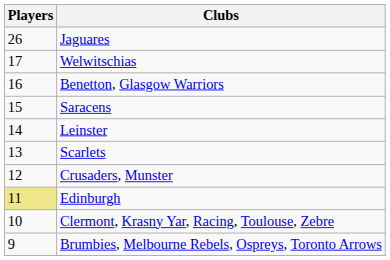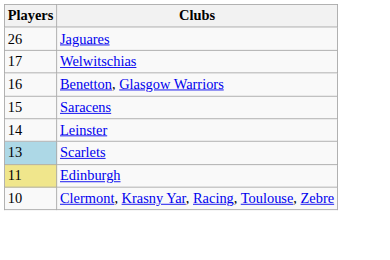(15, 152) no background -> (15, 152) lightblue background
- row: (116, 175)
- row: (221, 244)
